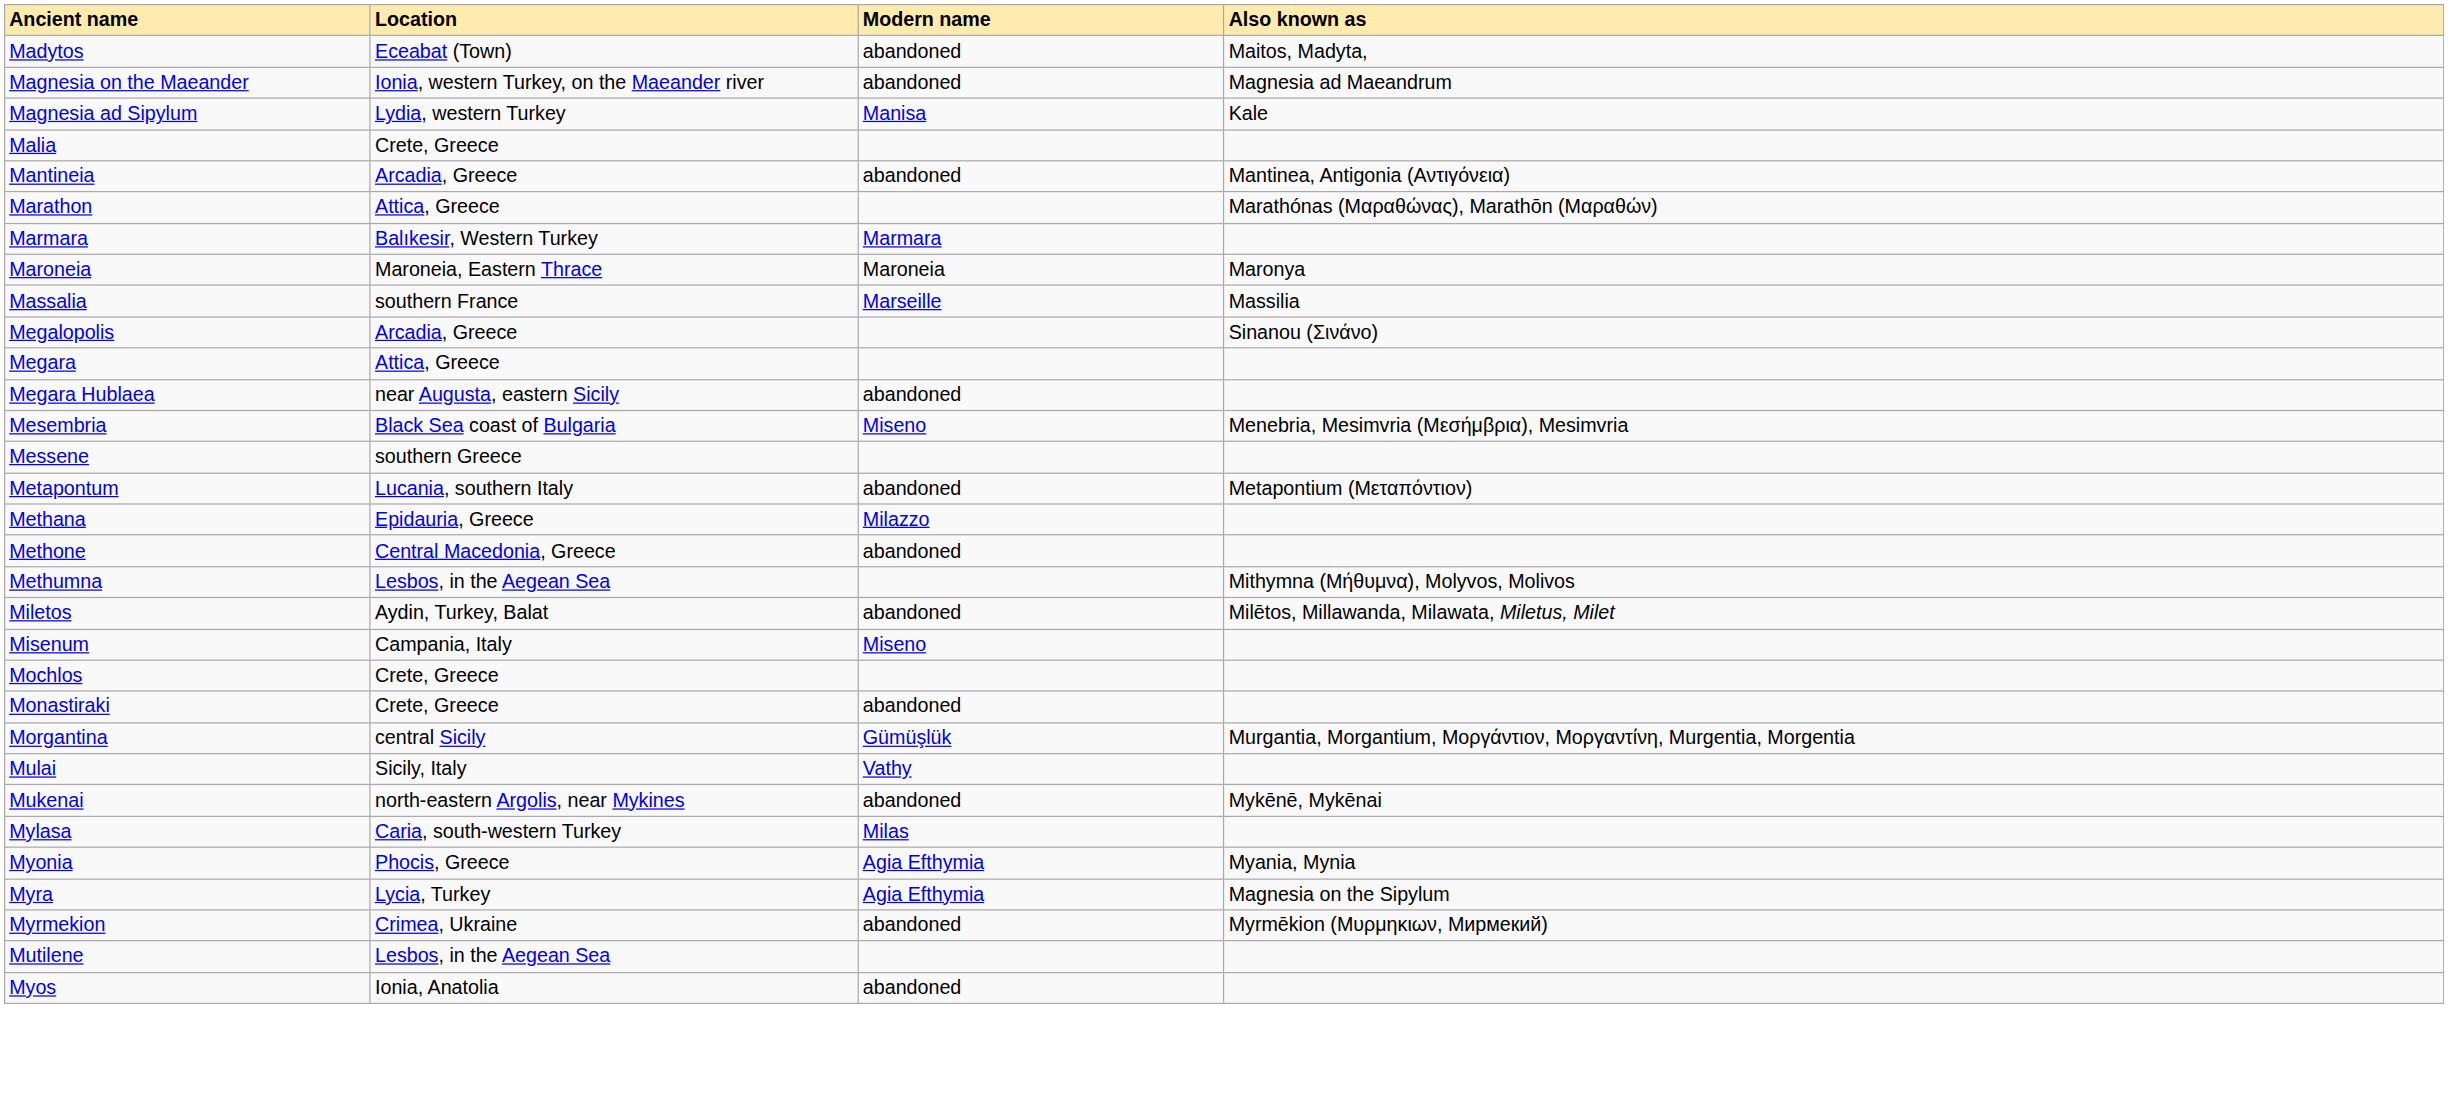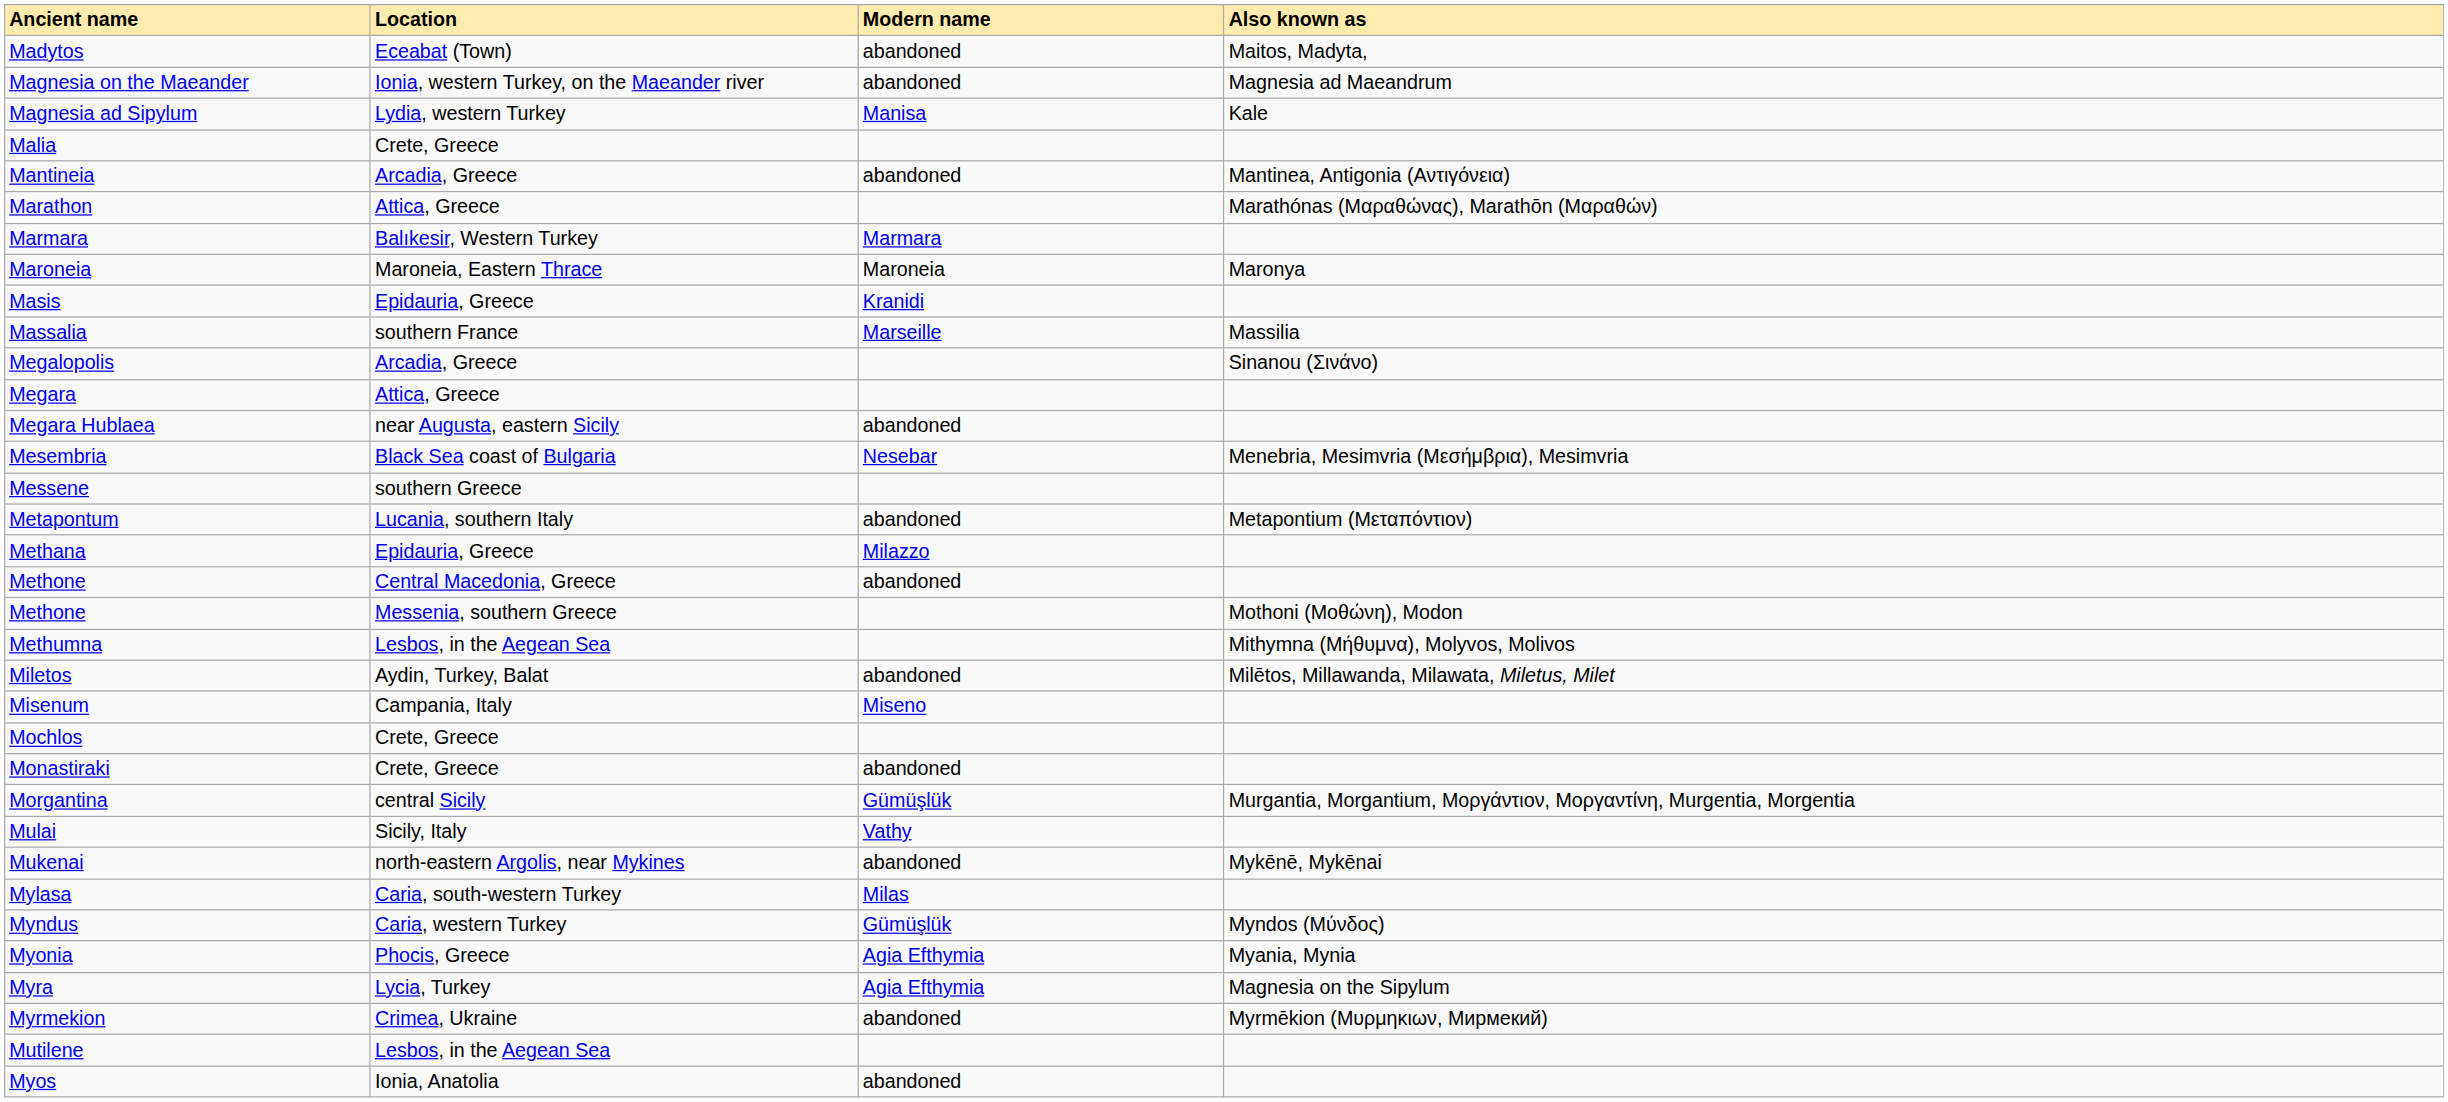+ row: (35, 301)
(895, 425) Miseno -> (900, 457) Nesebar
+ row: (47, 613)
+ row: (44, 925)
